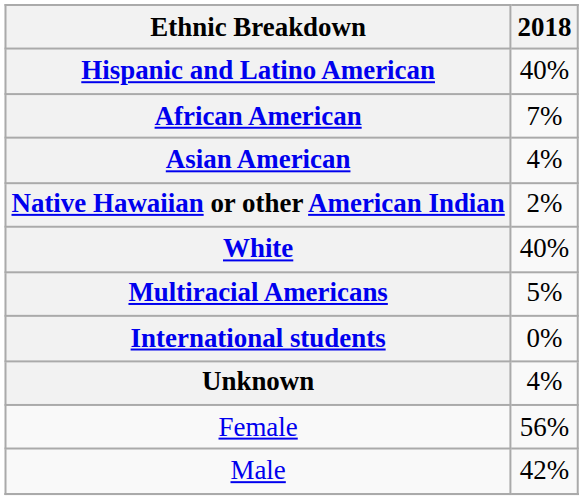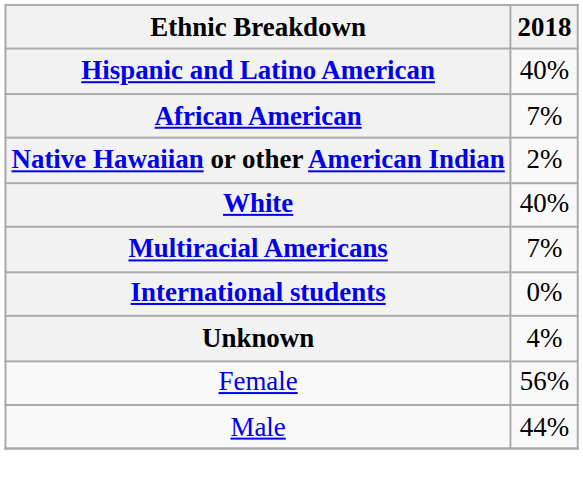- row: (258, 159)
(544, 293) 5% -> (544, 248) 7%
(544, 470) 42% -> (544, 426) 44%
